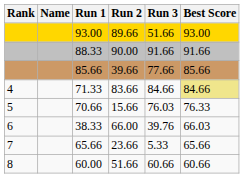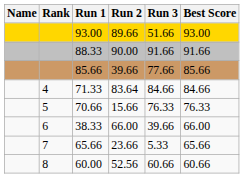columns swapped: (21, 13) <-> (55, 13)
(125, 88) 83.66 -> (125, 88) 83.64
(197, 88) khaki background -> (197, 88) no background
(161, 107) 76.03 -> (161, 107) 76.33
(161, 126) 39.76 -> (161, 126) 39.66
(197, 126) 66.03 -> (197, 126) 66.00
(125, 164) 51.66 -> (125, 164) 52.56
